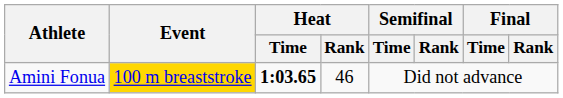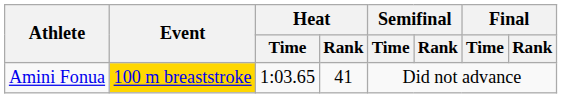(288, 78) bold -> (288, 78) normal
(344, 78) 46 -> (343, 78) 41
